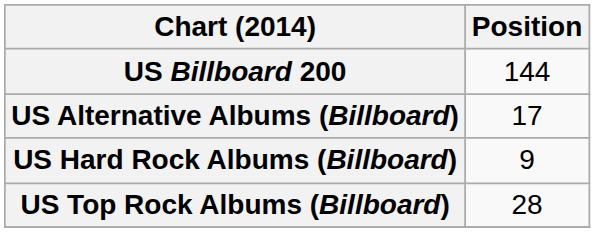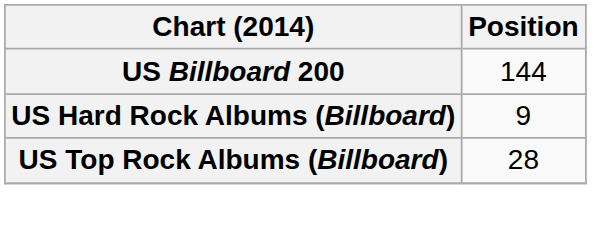- row: (235, 115)
